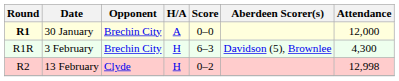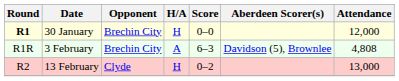(177, 31) A -> (177, 31) H
(177, 48) H -> (177, 48) A
(364, 48) 4,300 -> (364, 48) 4,808
(364, 66) 12,998 -> (364, 66) 13,000
